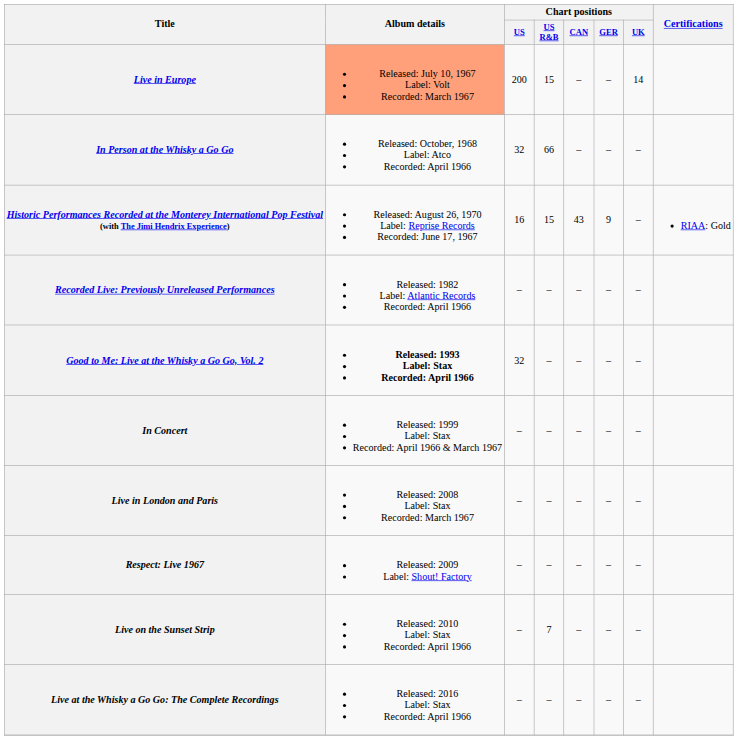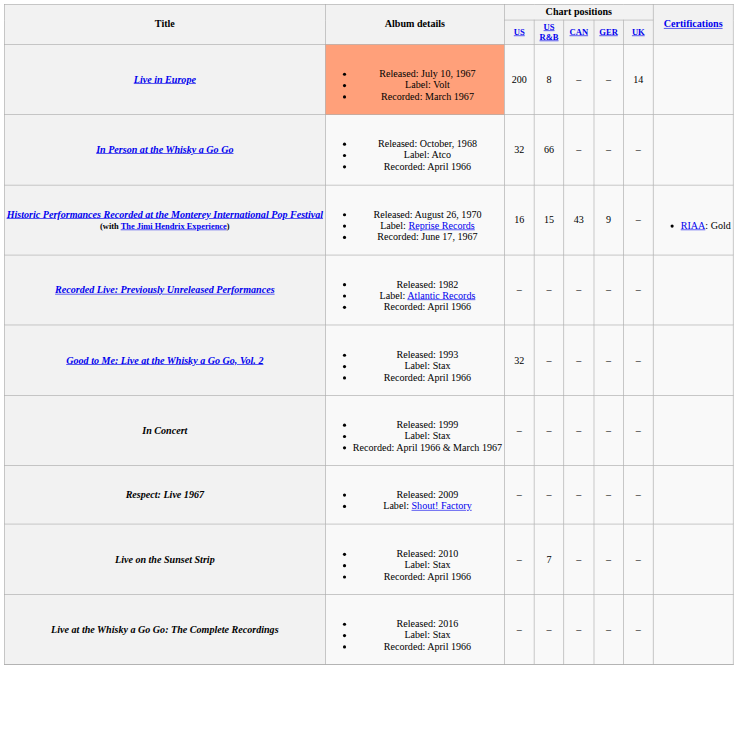(549, 79) 15 -> (549, 79) 8
(415, 366) bold -> (415, 366) normal
- row: (165, 500)
